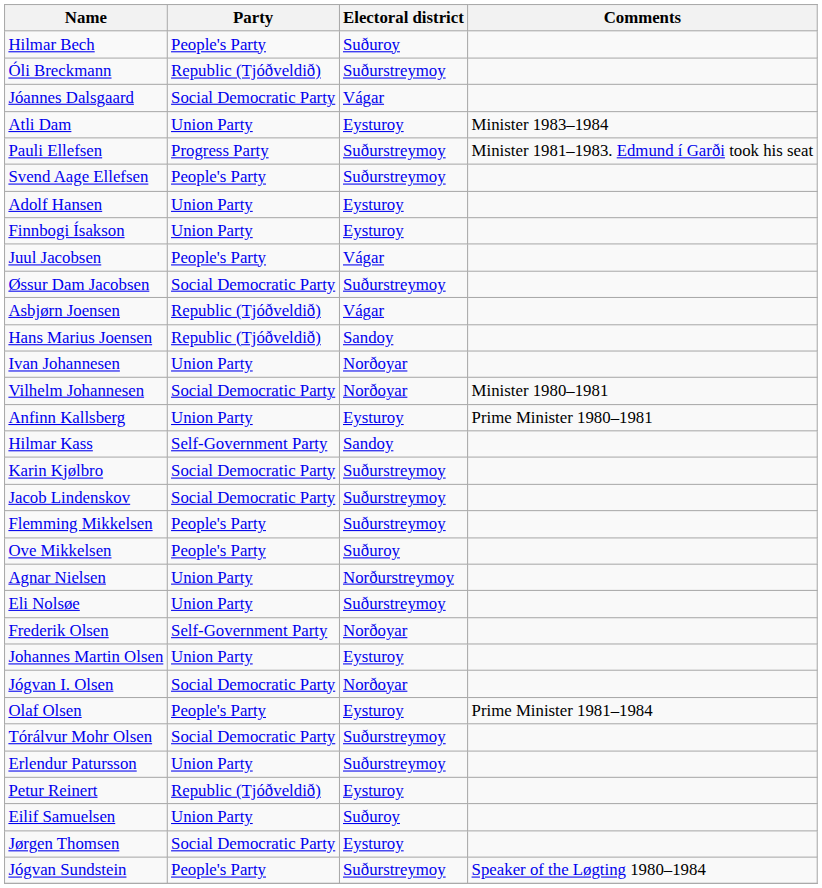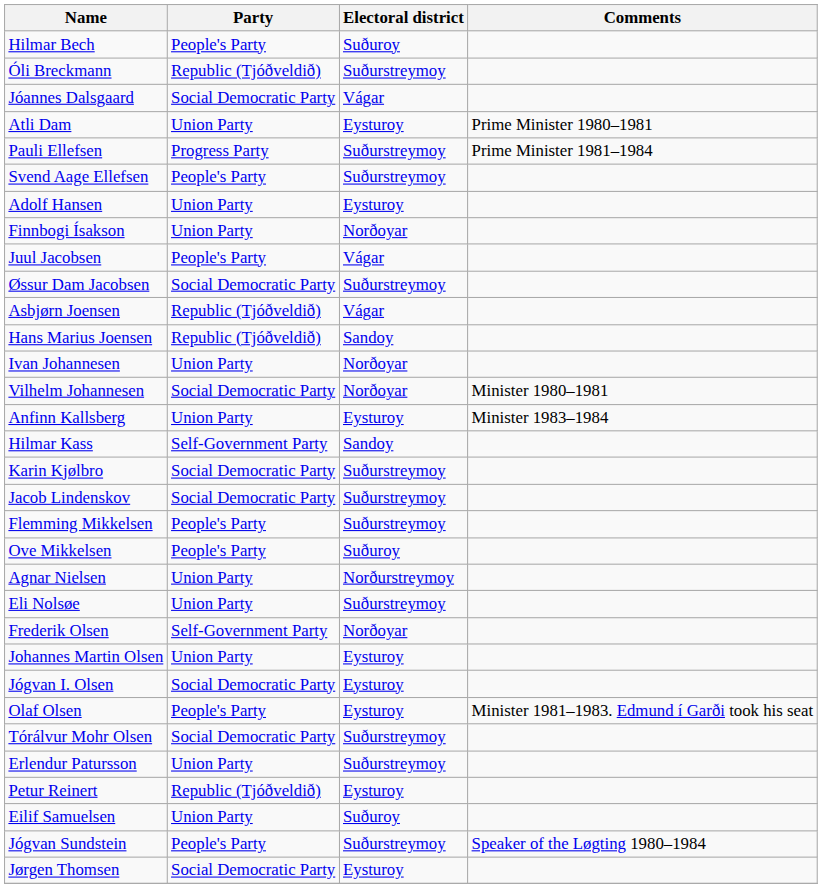(540, 124) Minister 1983–1984 -> (562, 124) Prime Minister 1980–1981
(642, 151) Minister 1981–1983. Edmund í Garði took his seat -> (562, 151) Prime Minister 1981–1984
(373, 230) Eysturoy -> (375, 230) Norðoyar
(562, 417) Prime Minister 1980–1981 -> (540, 417) Minister 1983–1984
(375, 683) Norðoyar -> (373, 683) Eysturoy
(562, 710) Prime Minister 1981–1984 -> (642, 710) Minister 1981–1983. Edmund í Garði took his seat
rows swapped: (67, 870) <-> (64, 843)
